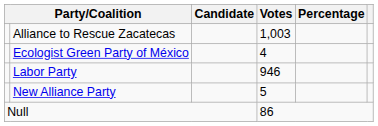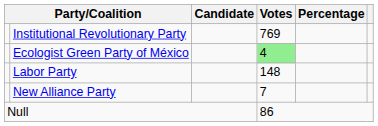- row: (94, 33)
+ row: (100, 33)
(263, 53) no background -> (263, 53) lightgreen background
(270, 72) 946 -> (270, 72) 148
(263, 92) 5 -> (263, 92) 7
